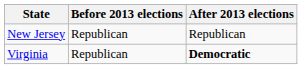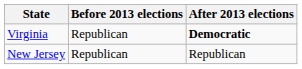rows swapped: (36, 34) <-> (28, 53)
